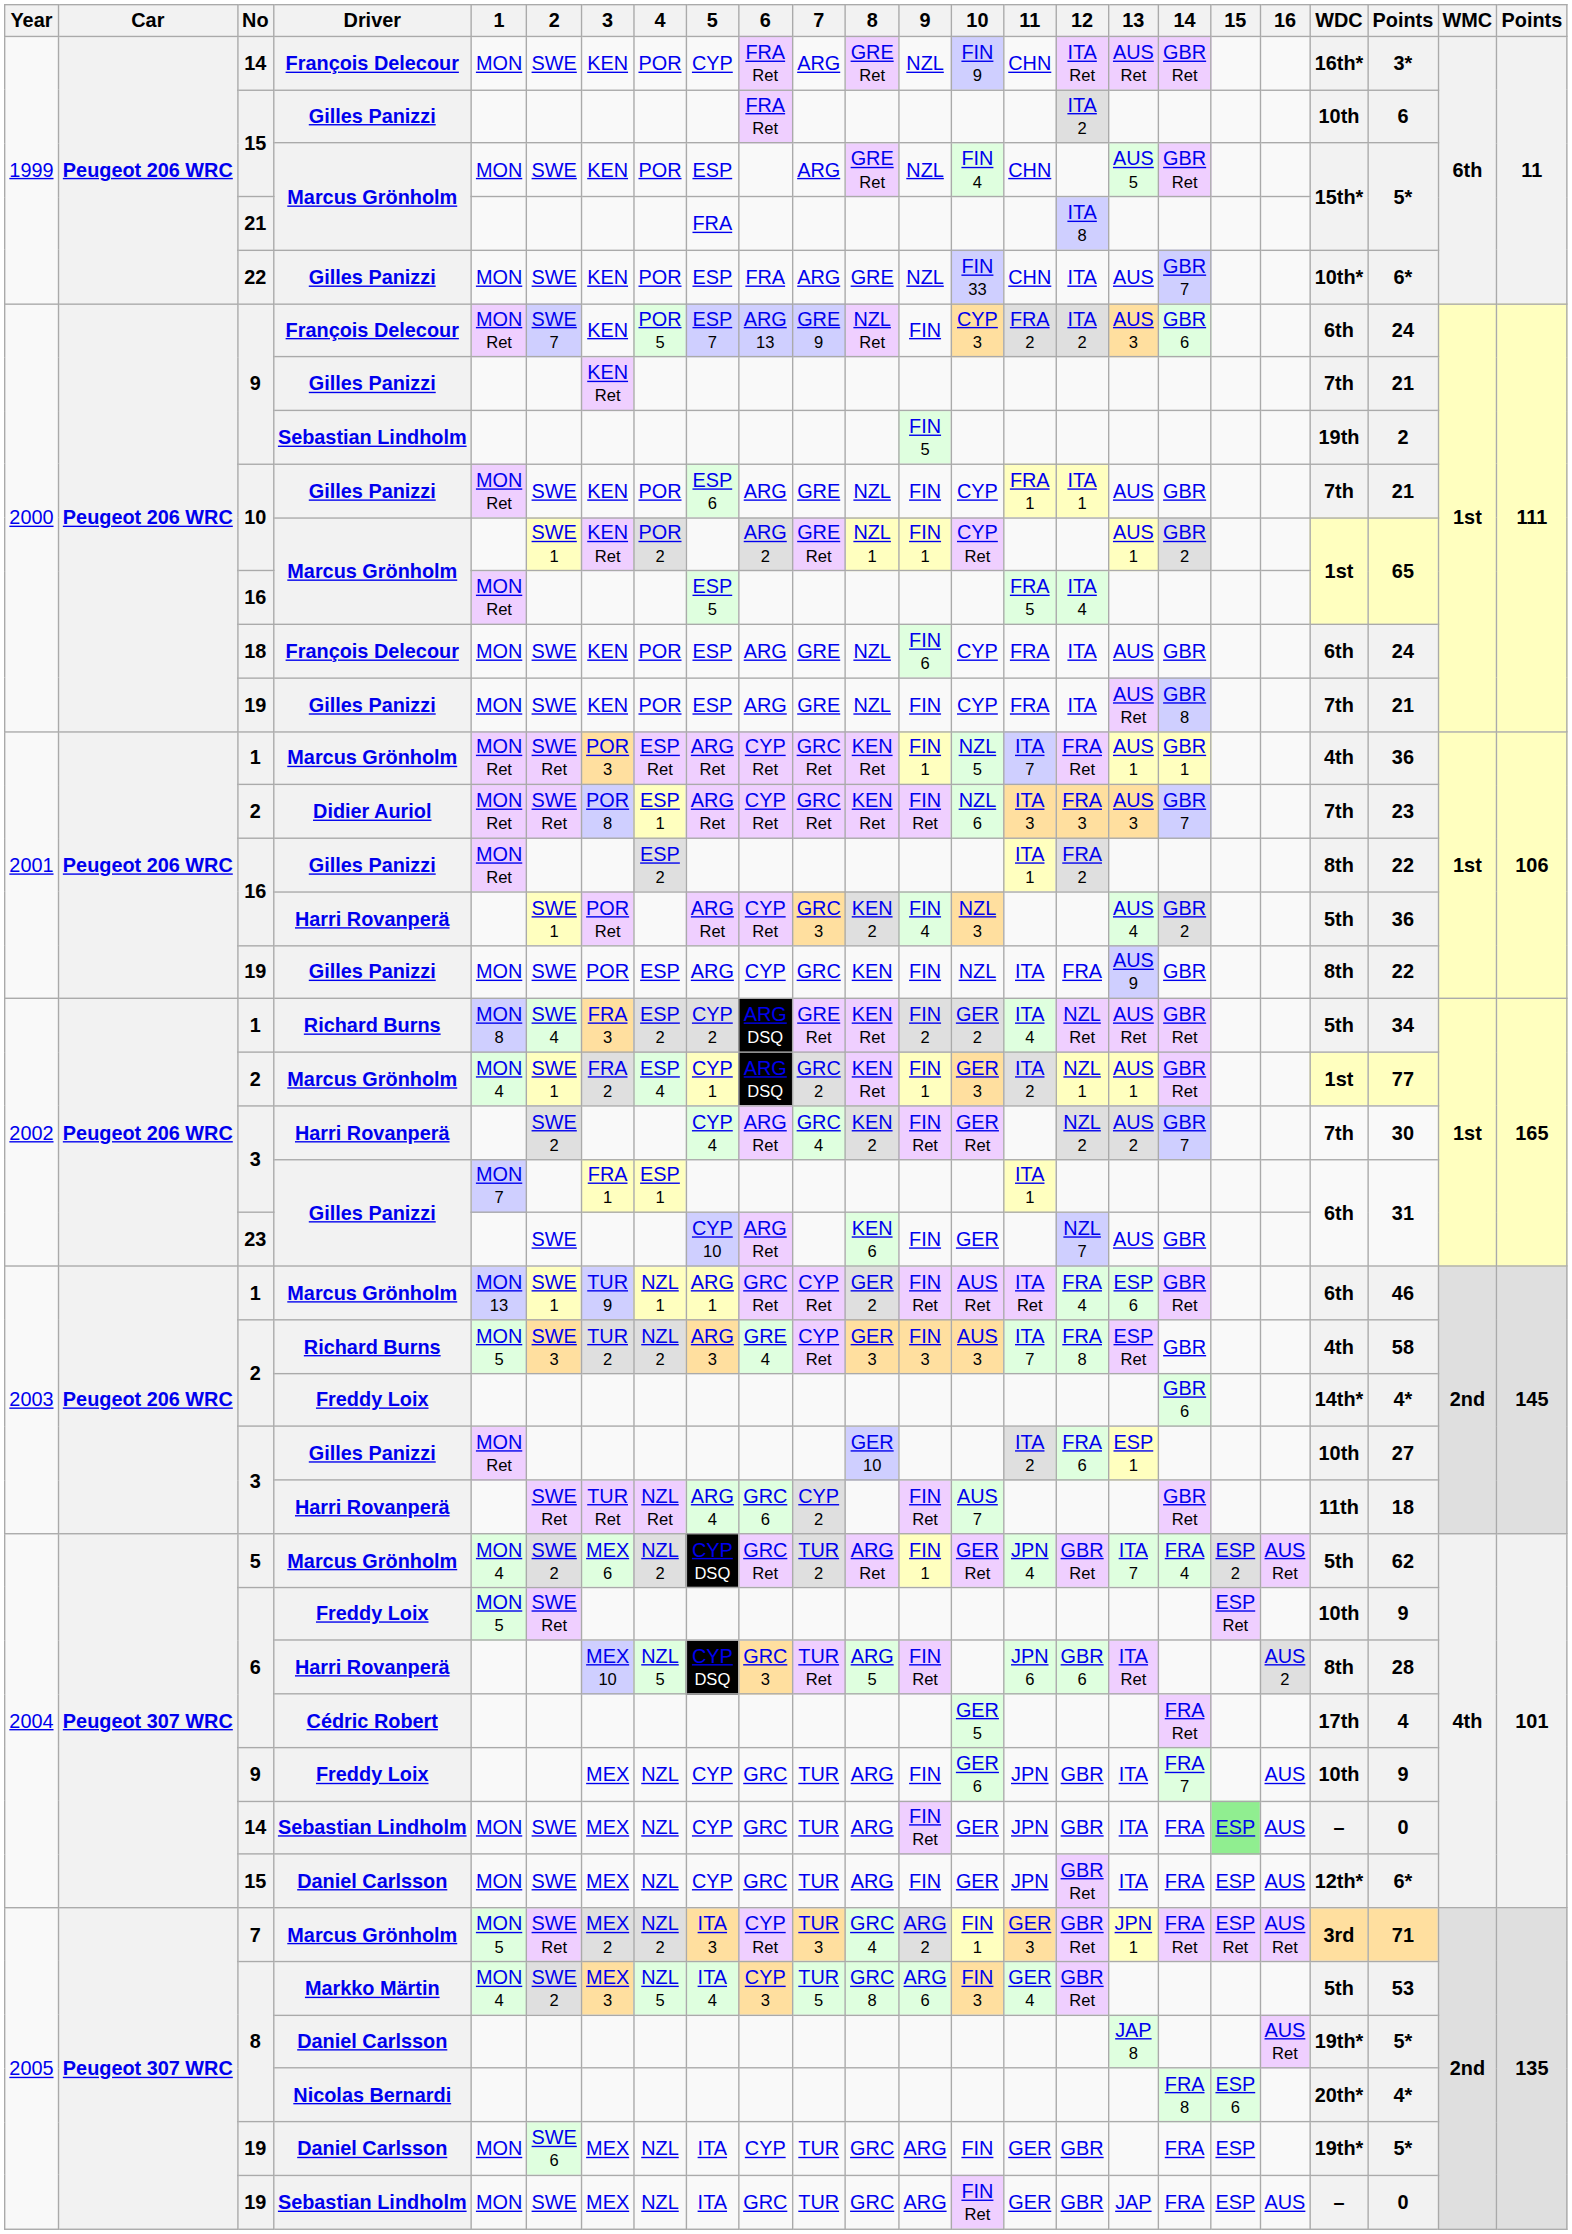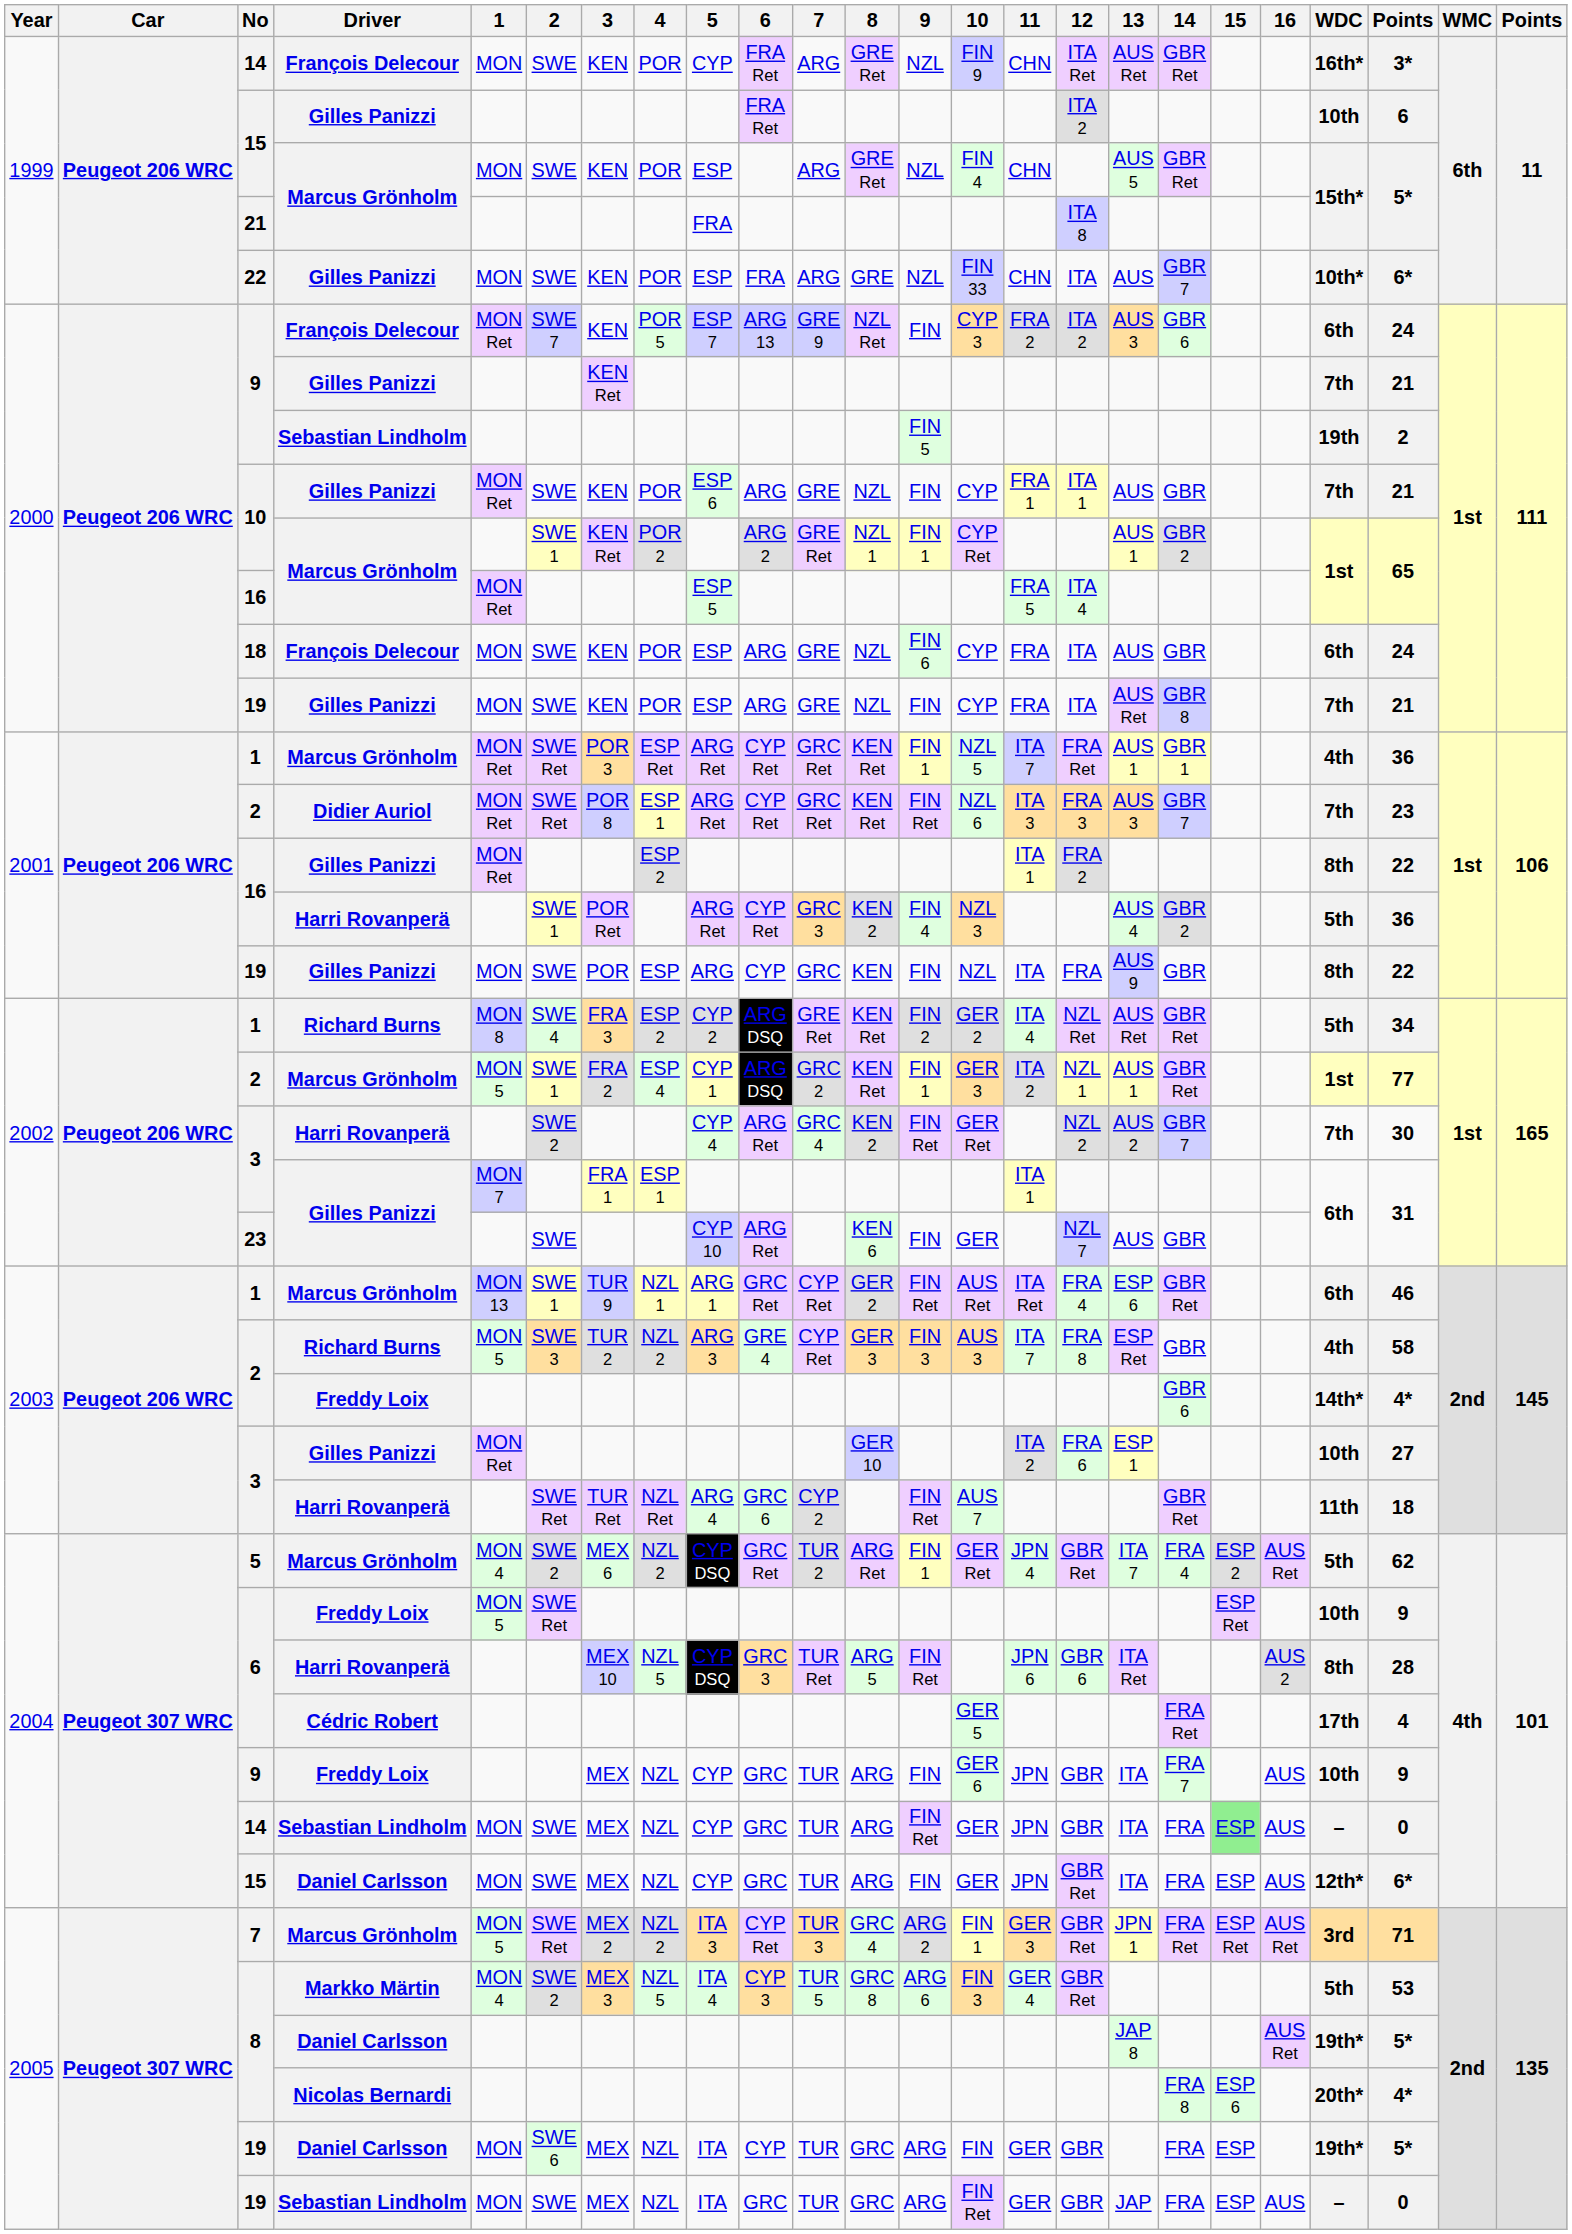(499, 1079) MON 4 -> (499, 1079) MON 5
